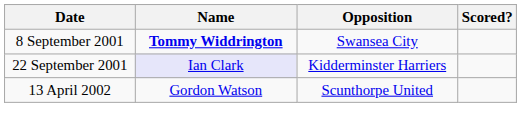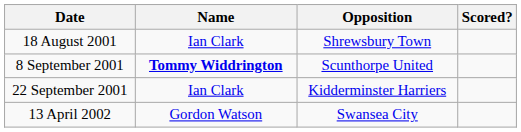+ row: (70, 41)
(377, 41) Swansea City -> (377, 66) Scunthorpe United
(216, 66) lavender background -> (216, 90) no background
(377, 90) Scunthorpe United -> (377, 114) Swansea City
